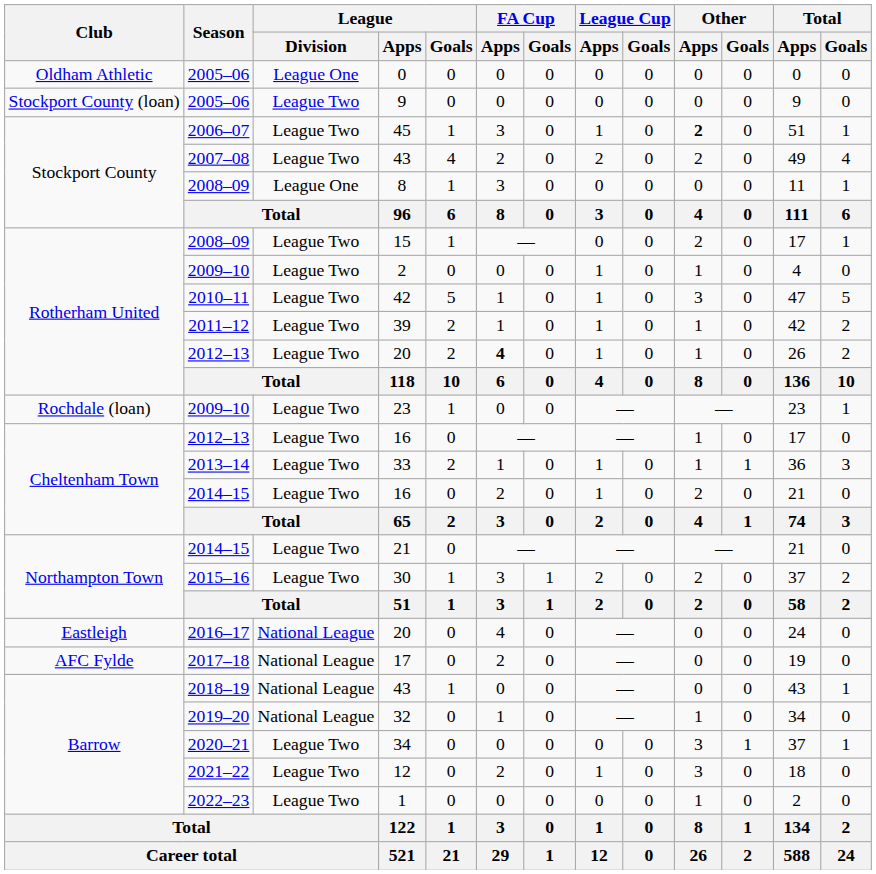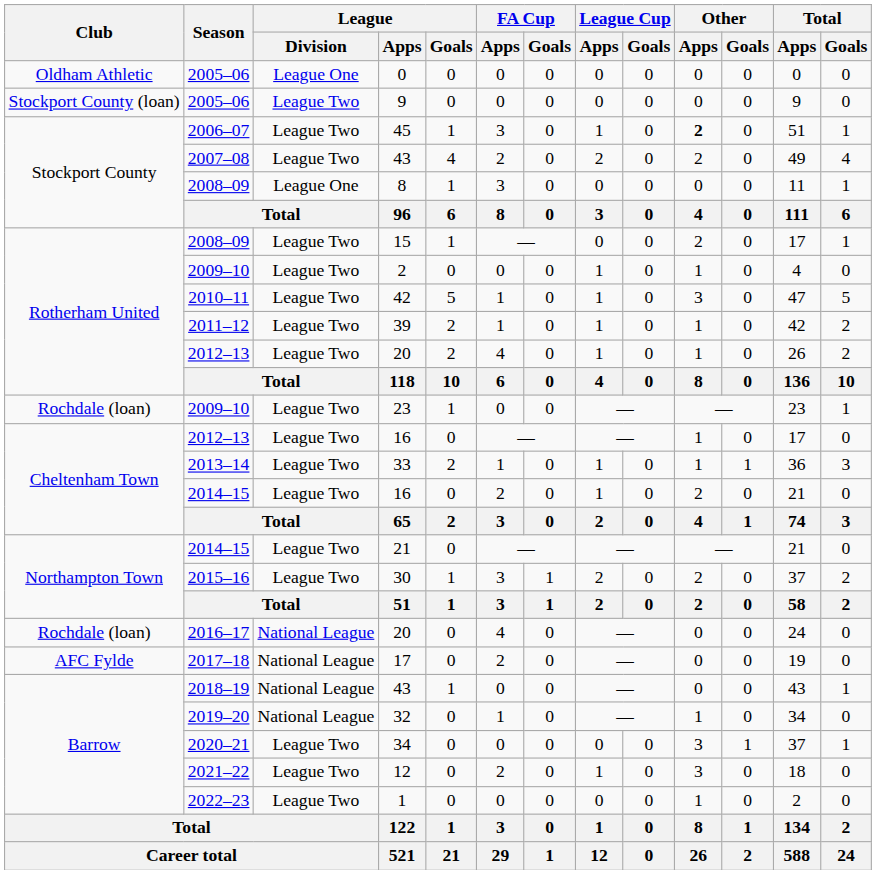(500, 353) bold -> (500, 353) normal
(94, 632) Eastleigh -> (94, 632) Rochdale (loan)
